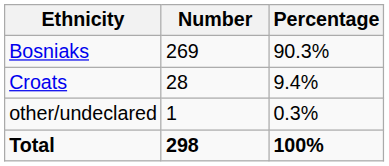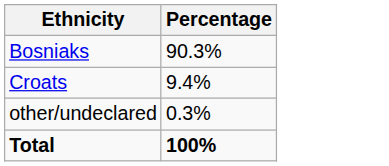- column: (215, 20)
